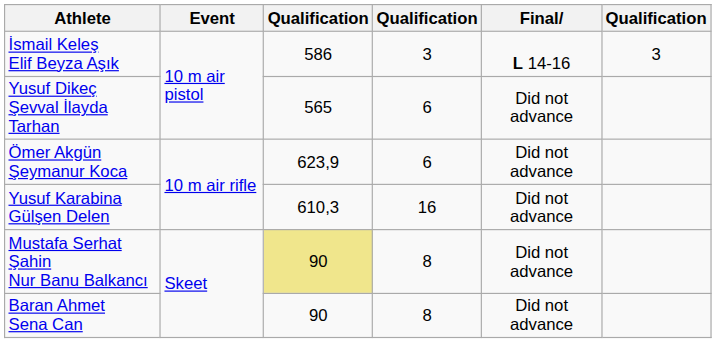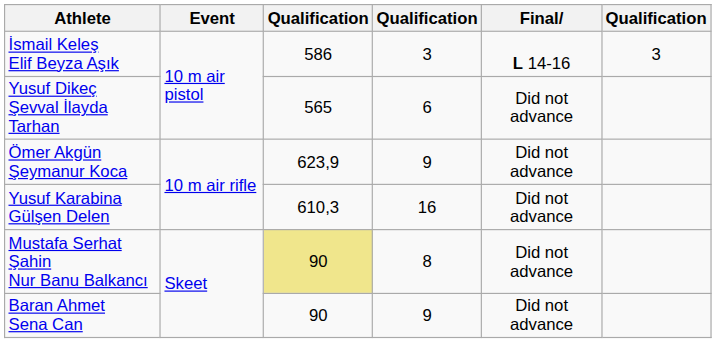(427, 162) 6 -> (427, 162) 9
(427, 316) 8 -> (427, 316) 9
